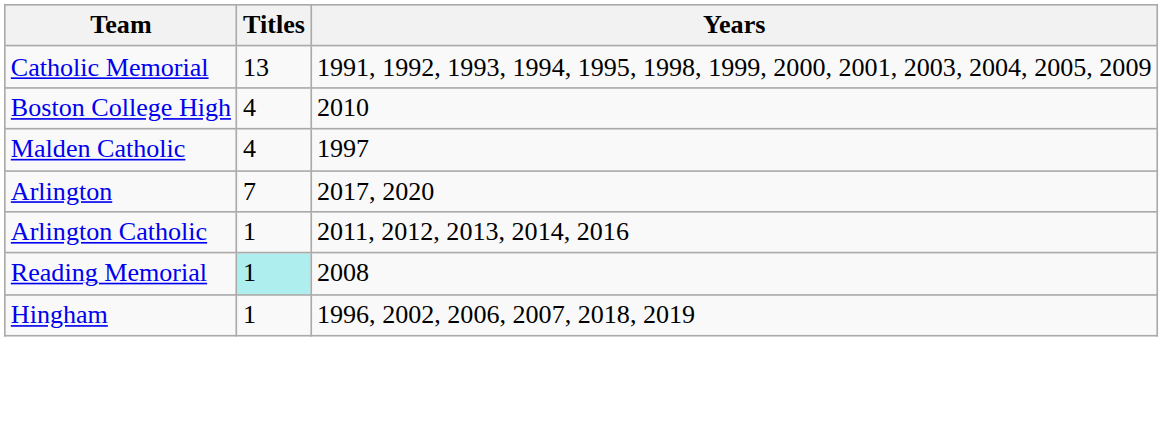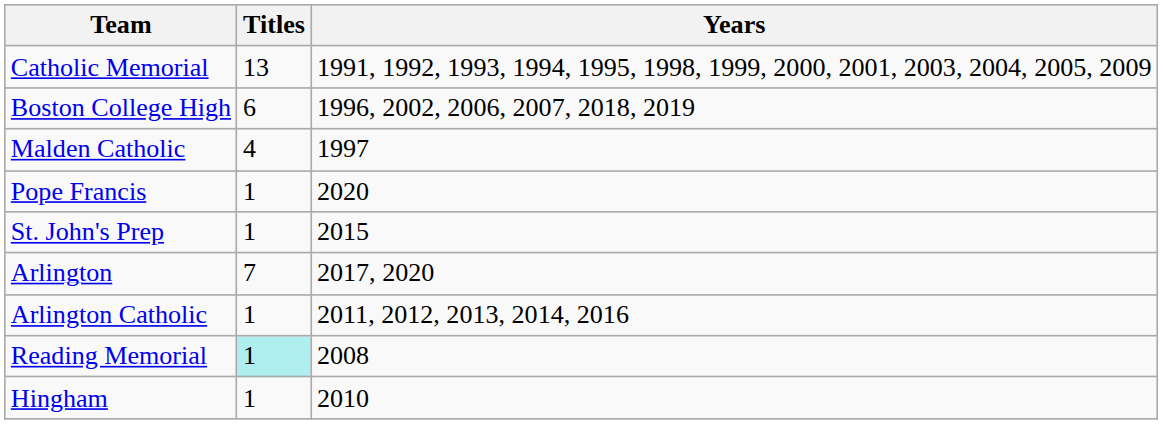(250, 107) 4 -> (250, 107) 6
(343, 107) 2010 -> (506, 107) 1996, 2002, 2006, 2007, 2018, 2019
+ row: (79, 190)
+ row: (87, 231)
(506, 314) 1996, 2002, 2006, 2007, 2018, 2019 -> (343, 397) 2010
